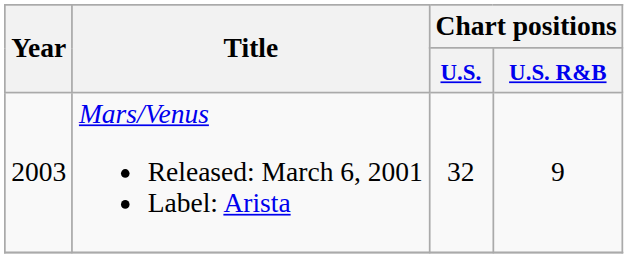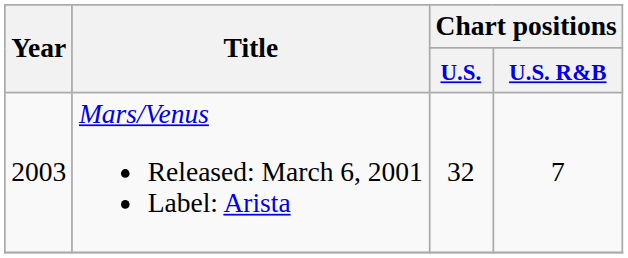(558, 172) 9 -> (558, 172) 7
